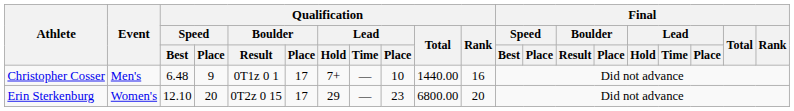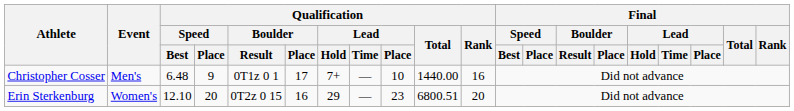(301, 96) 17 -> (301, 96) 16
(438, 96) 6800.00 -> (438, 96) 6800.51
